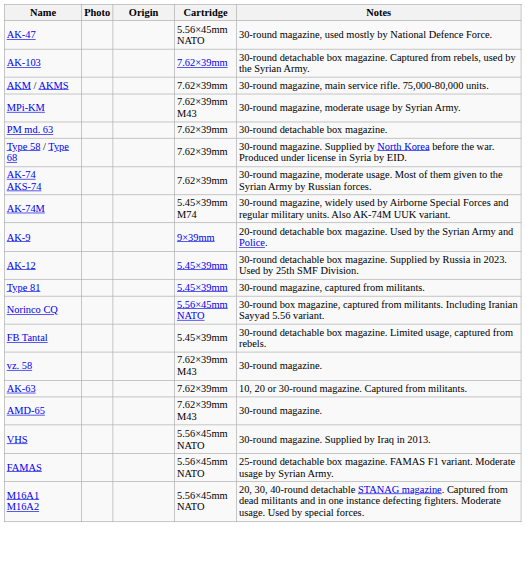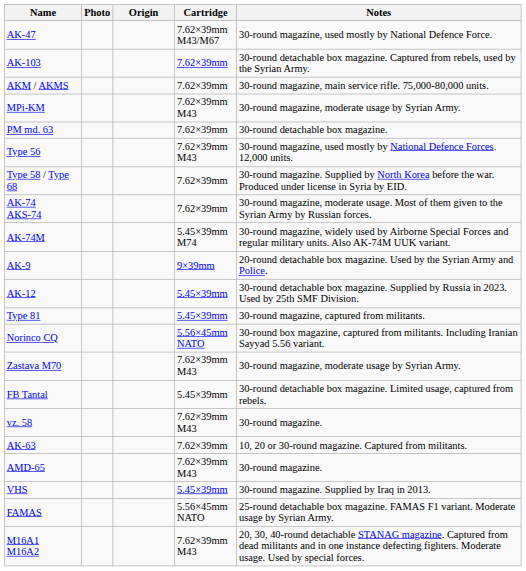(202, 35) 5.56×45mm NATO -> (202, 35) 7.62×39mm M43/M67
+ row: (24, 152)
+ row: (34, 366)
(202, 439) 5.56×45mm NATO -> (202, 489) 5.45×39mm
(202, 501) 5.56×45mm NATO -> (202, 546) 7.62×39mm M43
